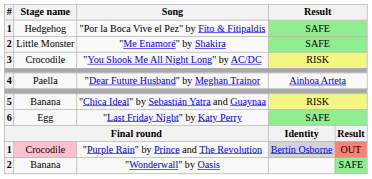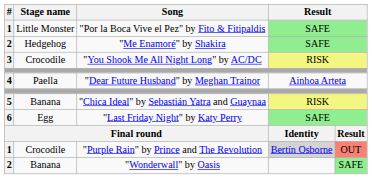(45, 28) Hedgehog -> (45, 28) Little Monster
(45, 44) Little Monster -> (45, 44) Hedgehog
(45, 149) pink background -> (45, 149) no background
